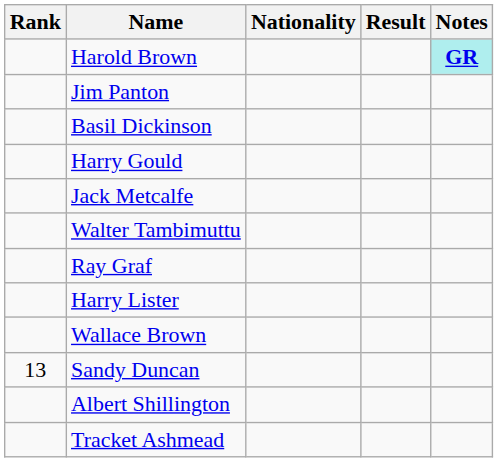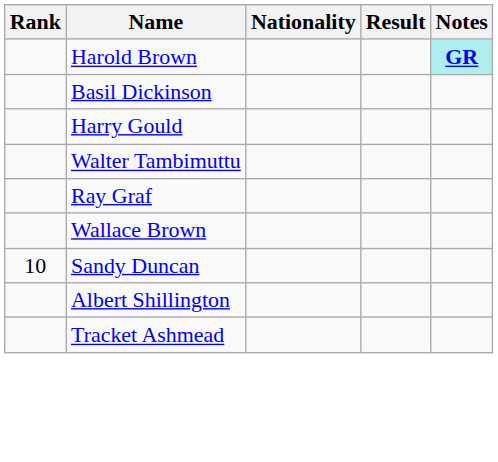- row: (120, 91)
- row: (132, 195)
- row: (125, 299)
(35, 369) 13 -> (35, 265) 10
